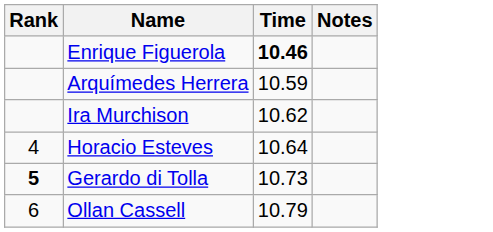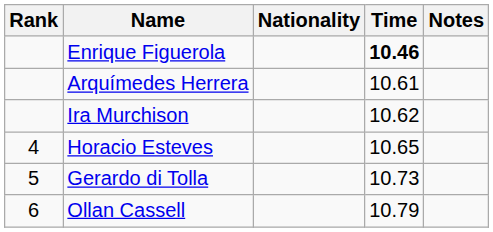+ column: (309, 20)
(283, 83) 10.59 -> (394, 83) 10.61
(283, 147) 10.64 -> (394, 147) 10.65
(34, 178) bold -> (34, 178) normal
